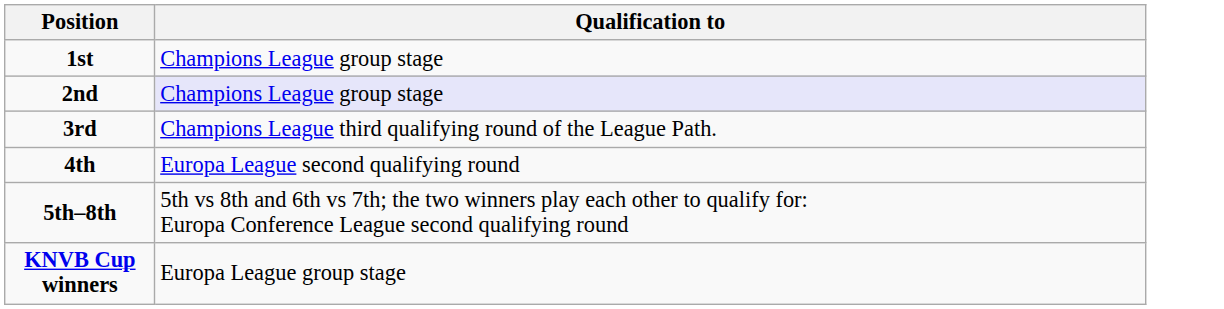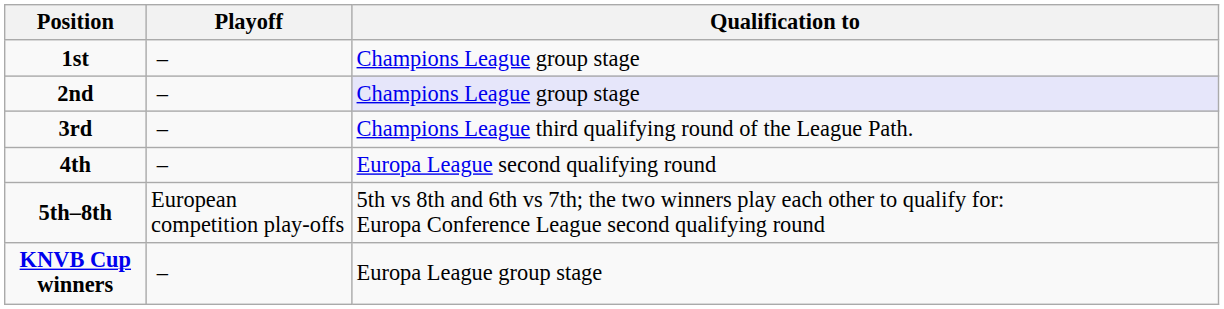+ column: (249, 22)
